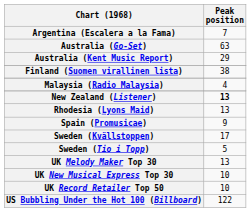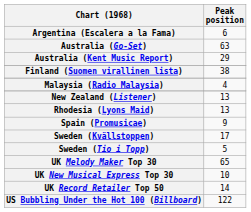(225, 33) 7 -> (225, 33) 6
(225, 97) bold -> (225, 97) normal
(225, 162) 13 -> (225, 162) 65
(225, 188) 10 -> (225, 188) 14
